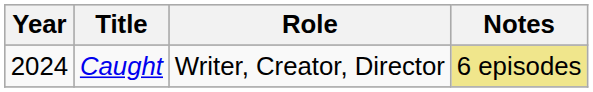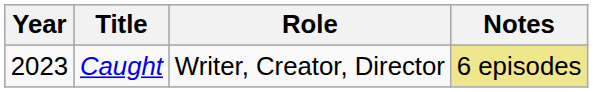(39, 65) 2024 -> (39, 65) 2023
